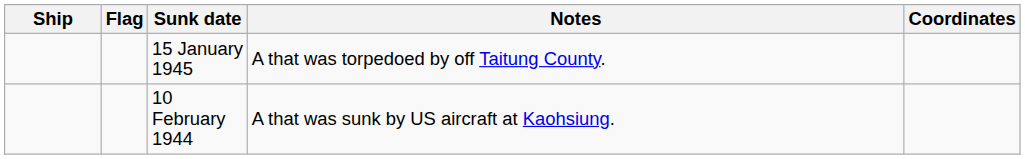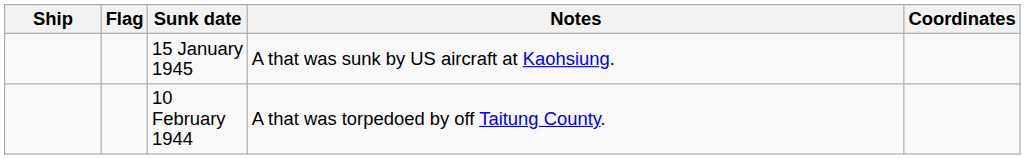(429, 58) A that was torpedoed by off Taitung County. -> (433, 58) A that was sunk by US aircraft at Kaohsiung.
(433, 118) A that was sunk by US aircraft at Kaohsiung. -> (429, 118) A that was torpedoed by off Taitung County.
